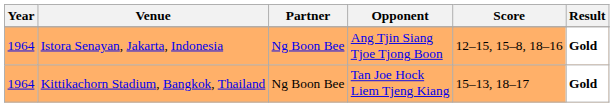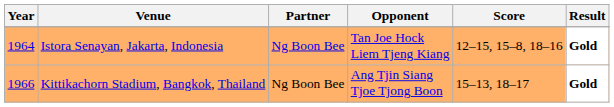(397, 45) Ang Tjin Siang Tjoe Tjong Boon -> (400, 45) Tan Joe Hock Liem Tjeng Kiang
(21, 83) 1964 -> (21, 83) 1966
(400, 83) Tan Joe Hock Liem Tjeng Kiang -> (397, 83) Ang Tjin Siang Tjoe Tjong Boon
